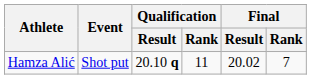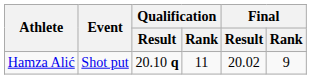(286, 63) 7 -> (286, 63) 9
